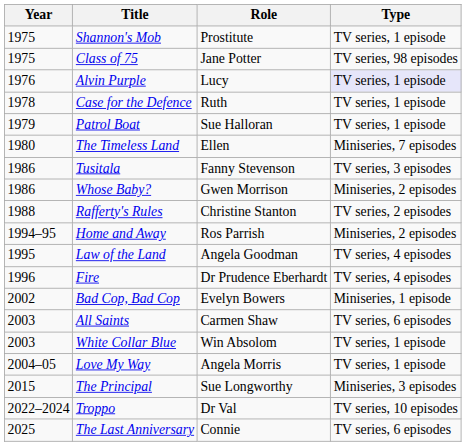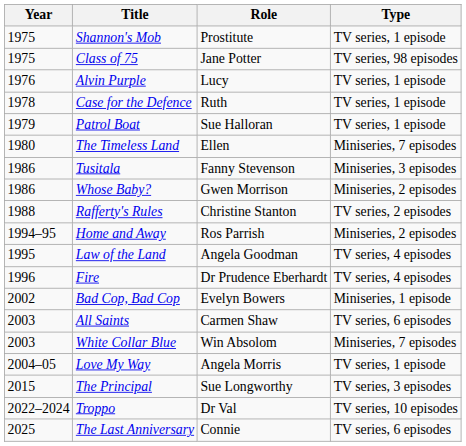(390, 80) lavender background -> (390, 80) no background
(392, 168) TV series, 3 episodes -> (395, 168) Miniseries, 3 episodes
(390, 342) TV series, 1 episode -> (395, 342) Miniseries, 7 episodes
(395, 386) Miniseries, 3 episodes -> (392, 386) TV series, 3 episodes
